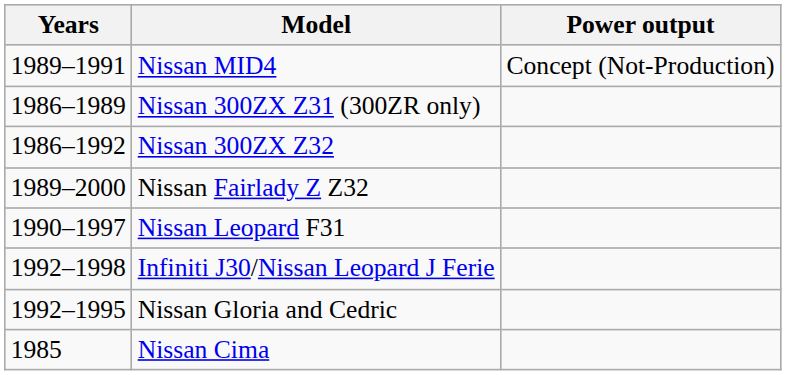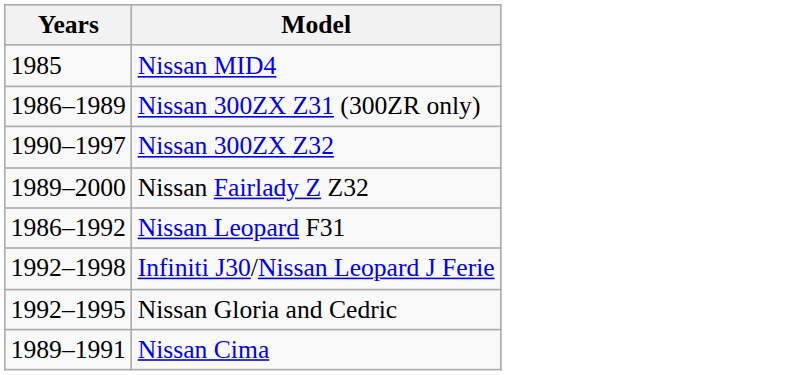- column: (640, 24)
(68, 65) 1989–1991 -> (36, 65) 1985
(68, 146) 1986–1992 -> (68, 146) 1990–1997
(68, 227) 1990–1997 -> (68, 227) 1986–1992
(36, 349) 1985 -> (68, 349) 1989–1991
